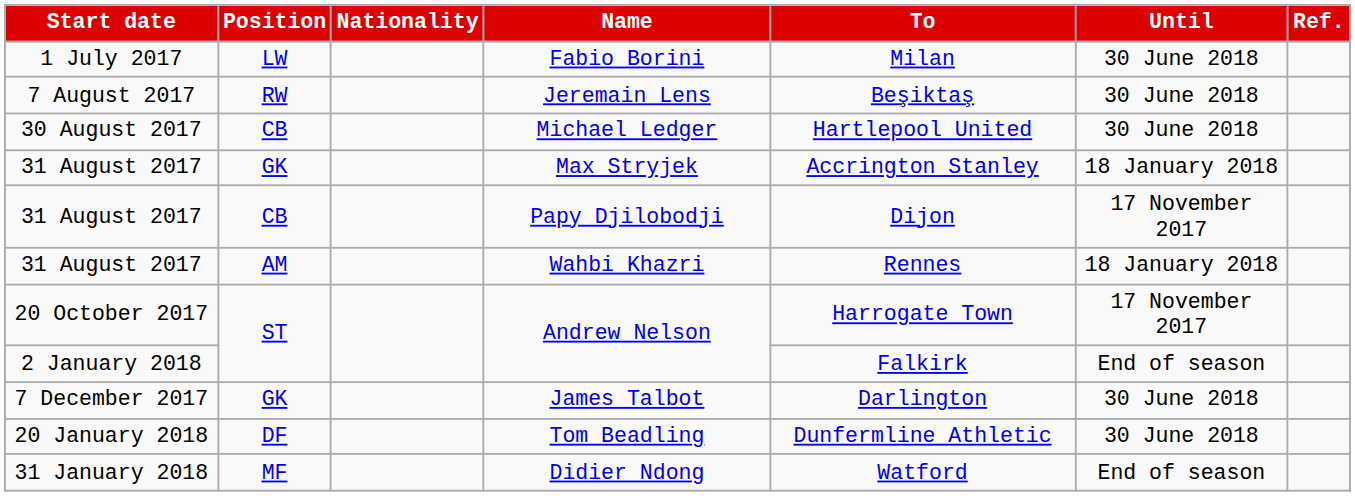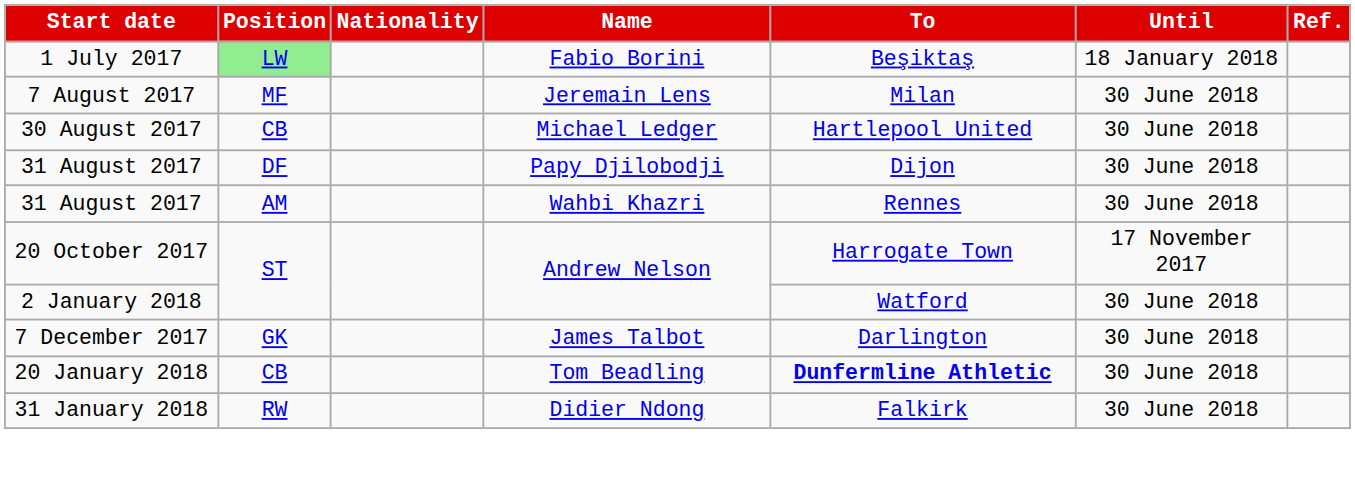(275, 59) no background -> (275, 59) lightgreen background
(923, 59) Milan -> (923, 59) Beşiktaş
(1181, 59) 30 June 2018 -> (1181, 59) 18 January 2018
(275, 95) RW -> (275, 95) MF
(923, 95) Beşiktaş -> (923, 95) Milan
- row: (111, 167)
(275, 216) CB -> (275, 167) DF
(1181, 216) 17 November 2017 -> (1181, 167) 30 June 2018
(1181, 265) 18 January 2018 -> (1181, 204) 30 June 2018
(923, 364) Falkirk -> (923, 302) Watford
(1181, 364) End of season -> (1181, 302) 30 June 2018
(275, 436) DF -> (275, 374) CB
(923, 436) normal -> (923, 374) bold
(275, 472) MF -> (275, 410) RW
(923, 472) Watford -> (923, 410) Falkirk
(1181, 472) End of season -> (1181, 410) 30 June 2018
